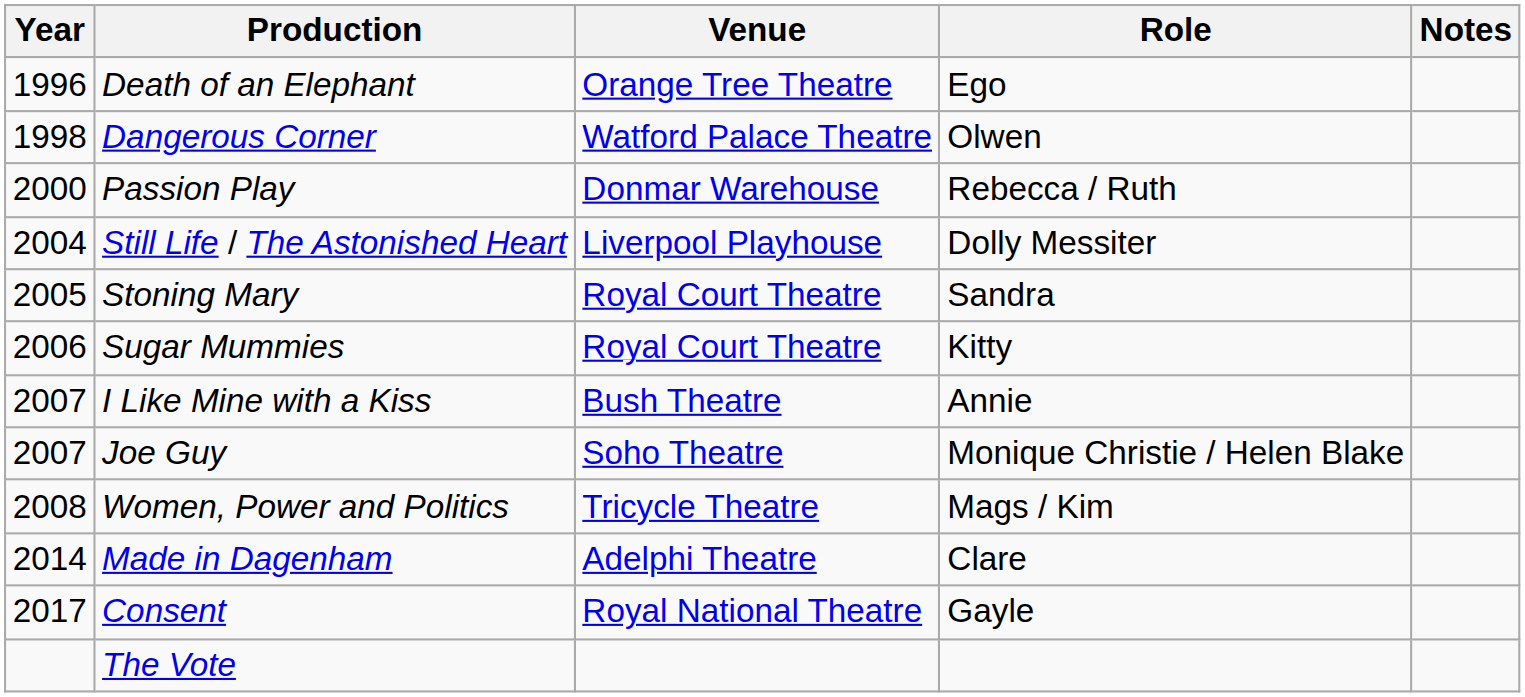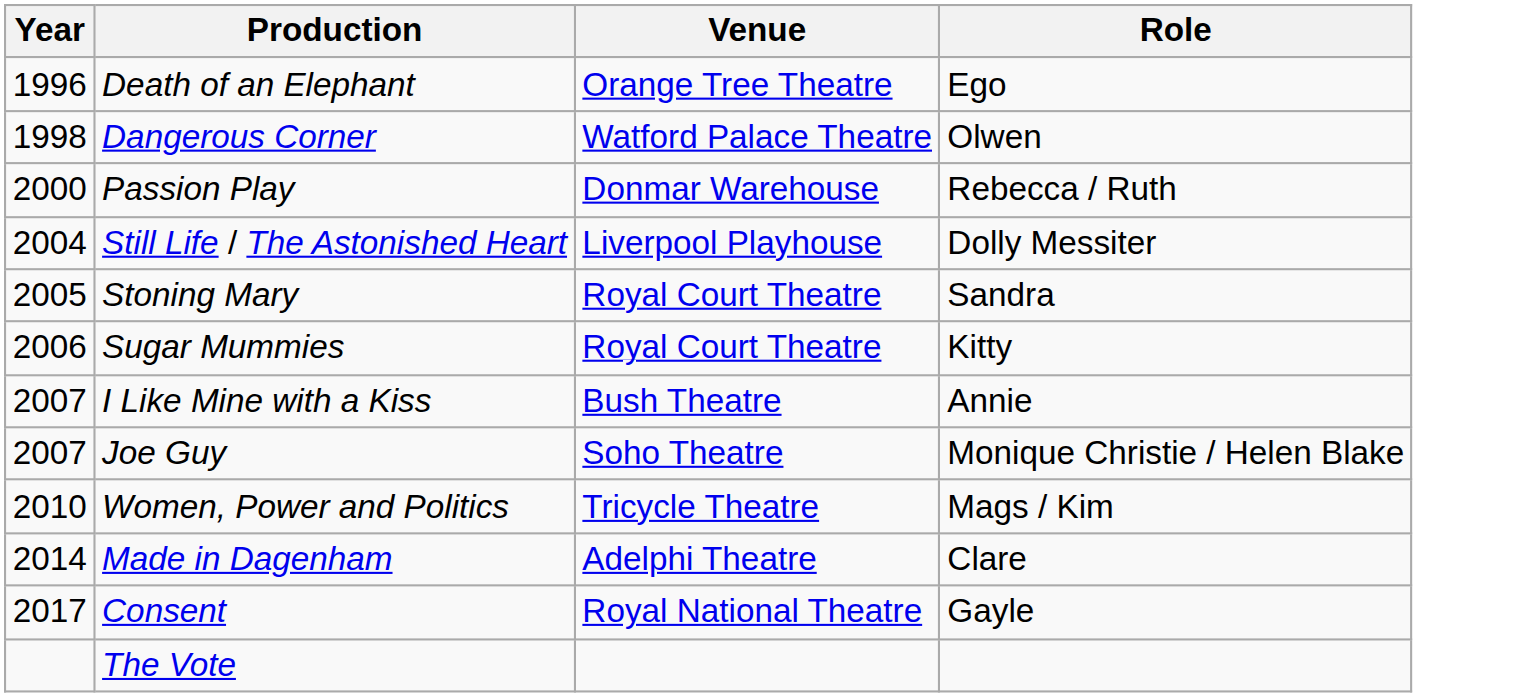- column: (1466, 30)
(50, 505) 2008 -> (50, 505) 2010
